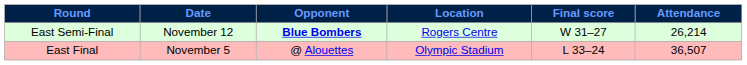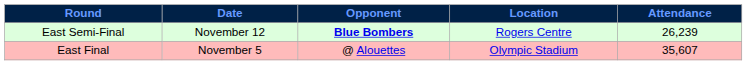- column: (583, 13)
(689, 32) 26,214 -> (680, 32) 26,239
(689, 50) 36,507 -> (680, 50) 35,607
